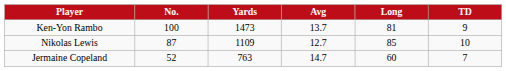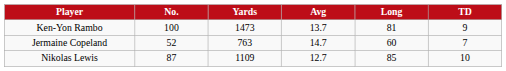rows swapped: (70, 43) <-> (70, 58)
